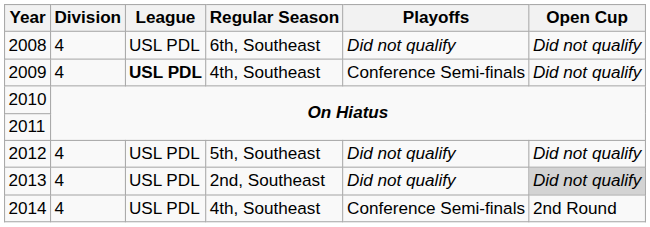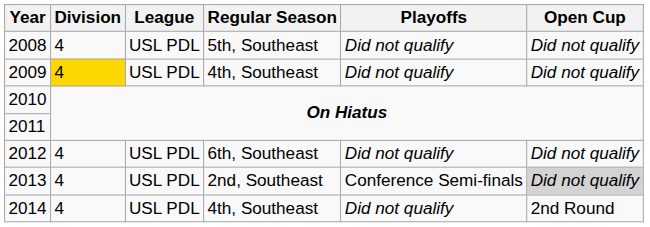(265, 45) 6th, Southeast -> (263, 45) 5th, Southeast
(59, 72) no background -> (59, 72) gold background
(165, 72) bold -> (164, 72) normal
(436, 72) Conference Semi-finals -> (399, 72) Did not qualify
(265, 153) 5th, Southeast -> (263, 153) 6th, Southeast
(401, 180) Did not qualify -> (434, 180) Conference Semi-finals
(436, 208) Conference Semi-finals -> (399, 208) Did not qualify
